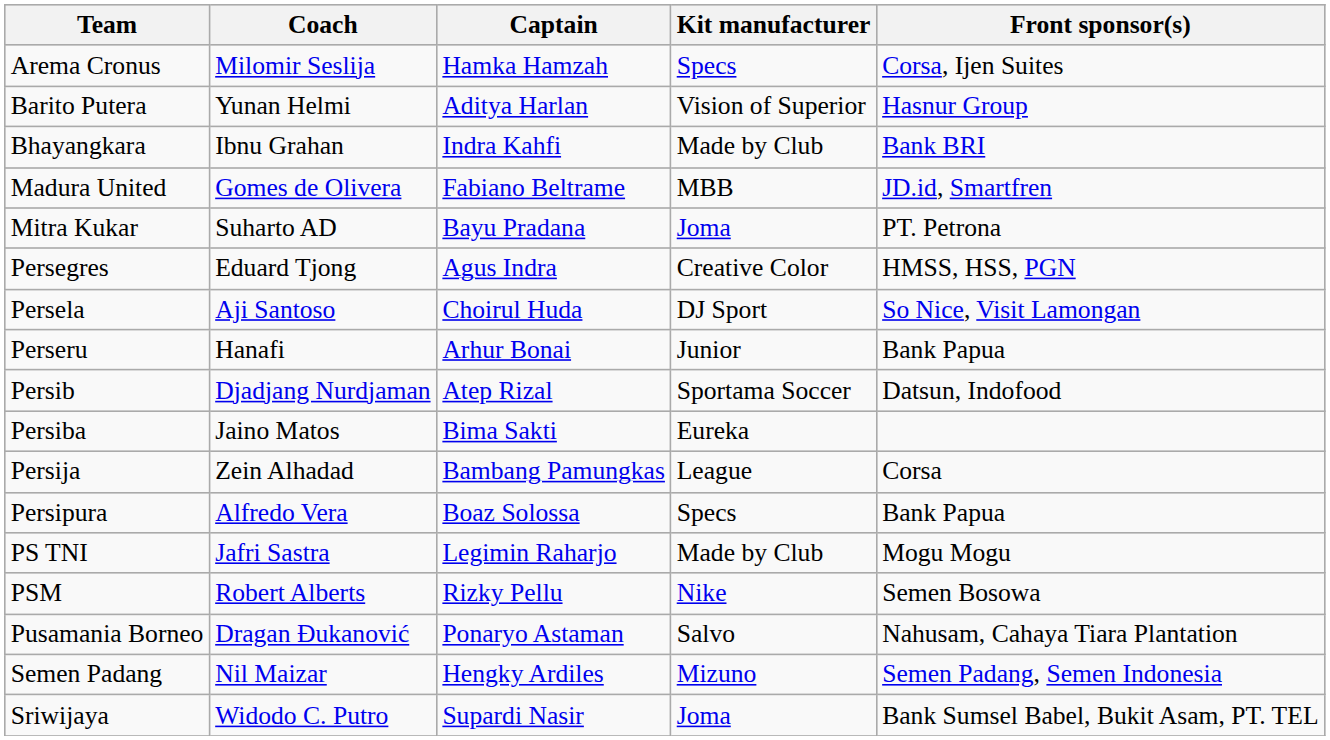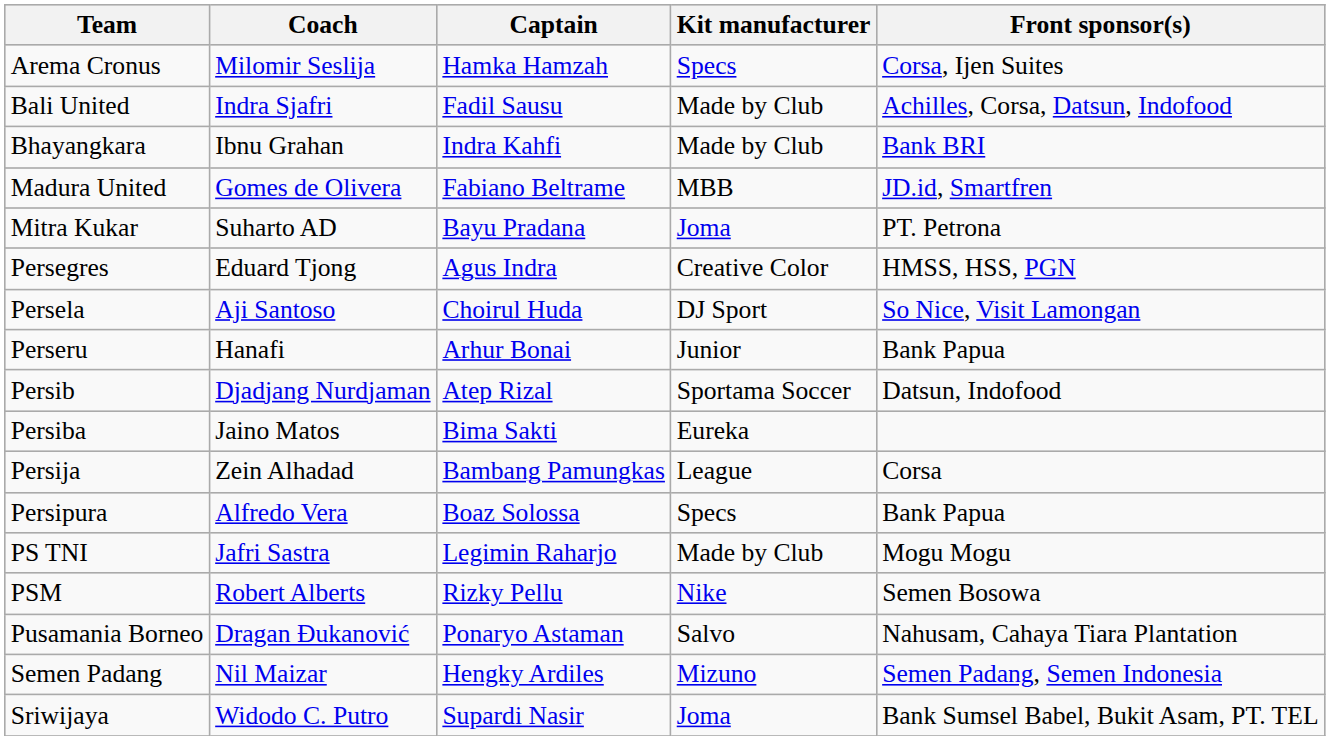+ row: (70, 106)
- row: (79, 106)
